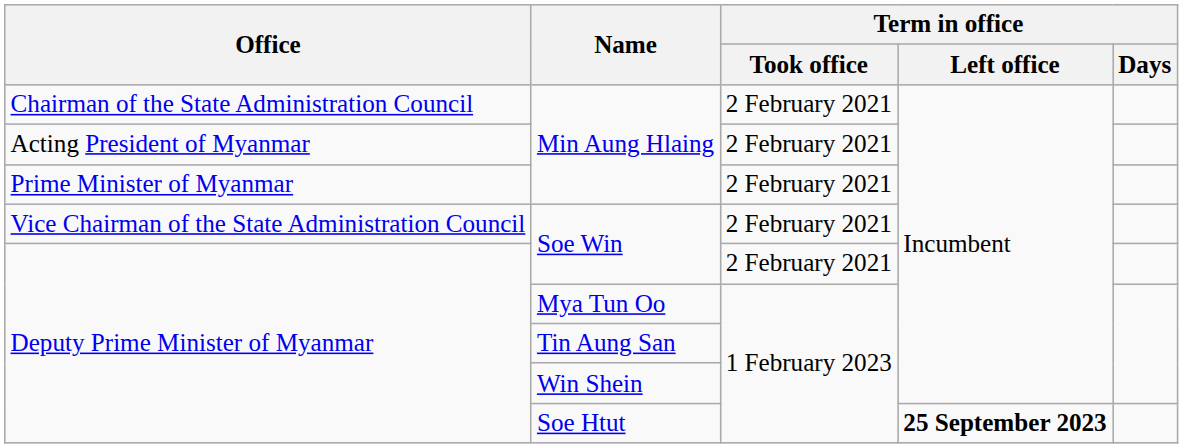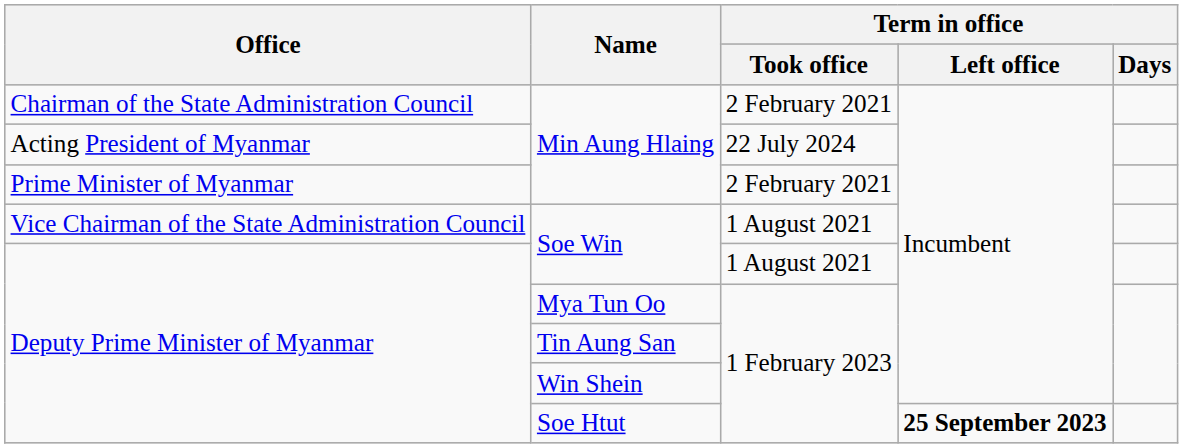(809, 143) 2 February 2021 -> (791, 143) 22 July 2024
(809, 223) 2 February 2021 -> (799, 223) 1 August 2021
(809, 263) 2 February 2021 -> (799, 263) 1 August 2021
